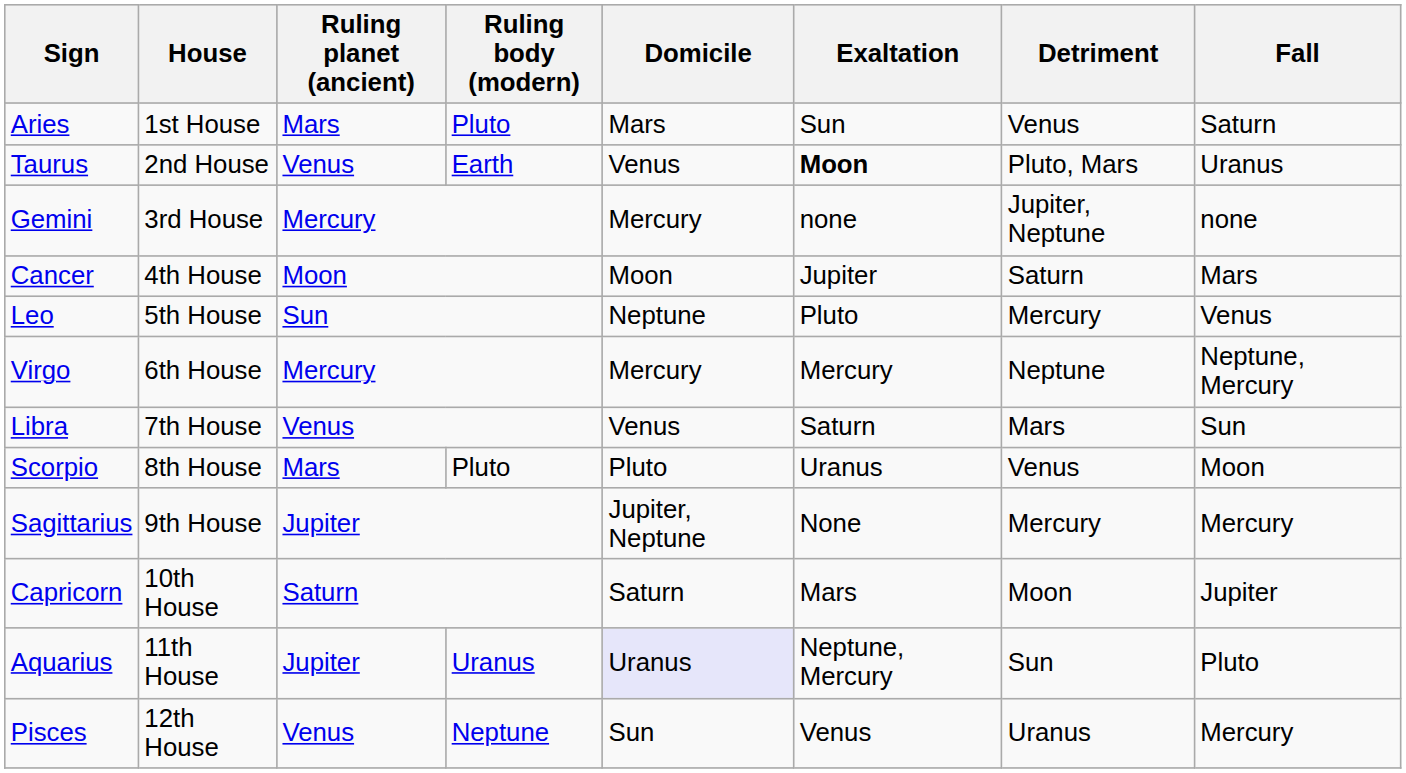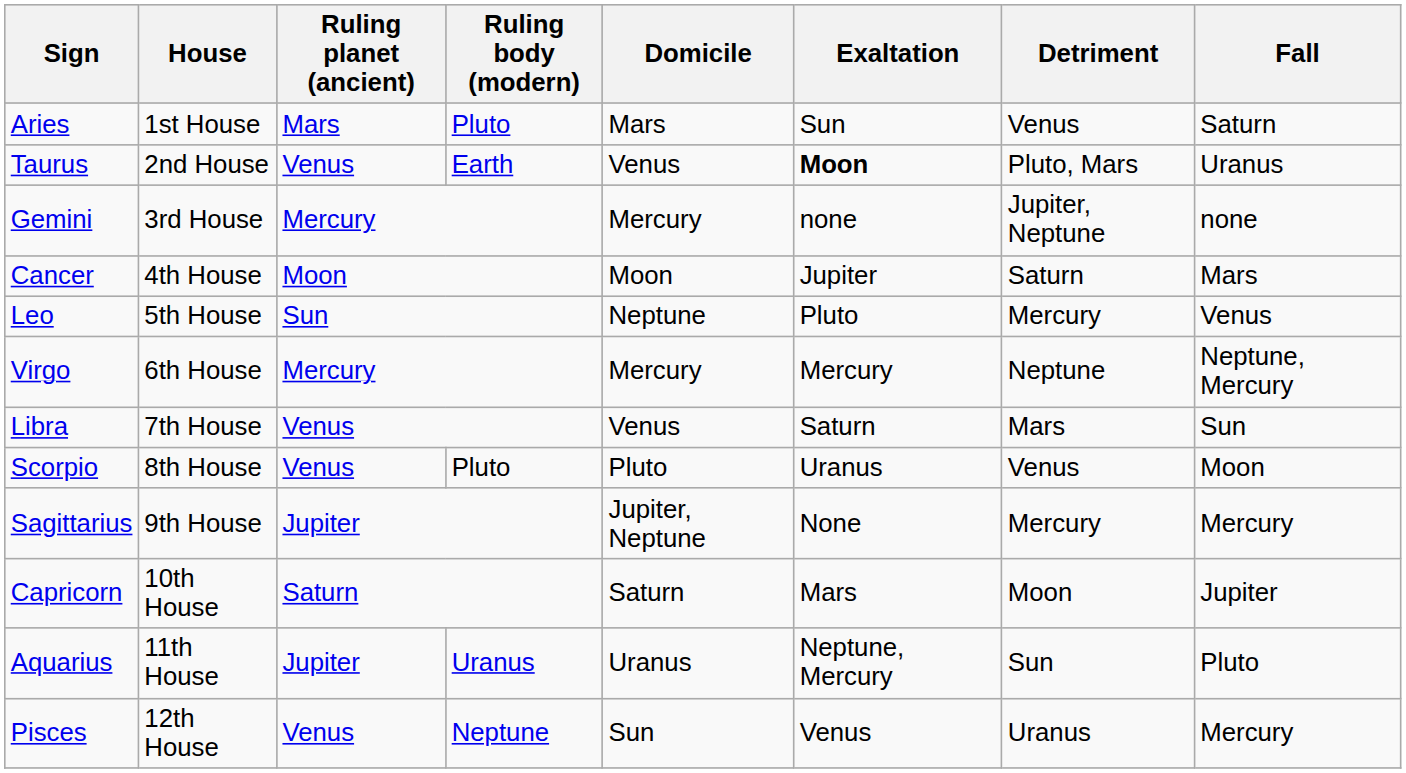(311, 467) Mars -> (318, 467) Venus
(650, 662) lavender background -> (650, 662) no background
